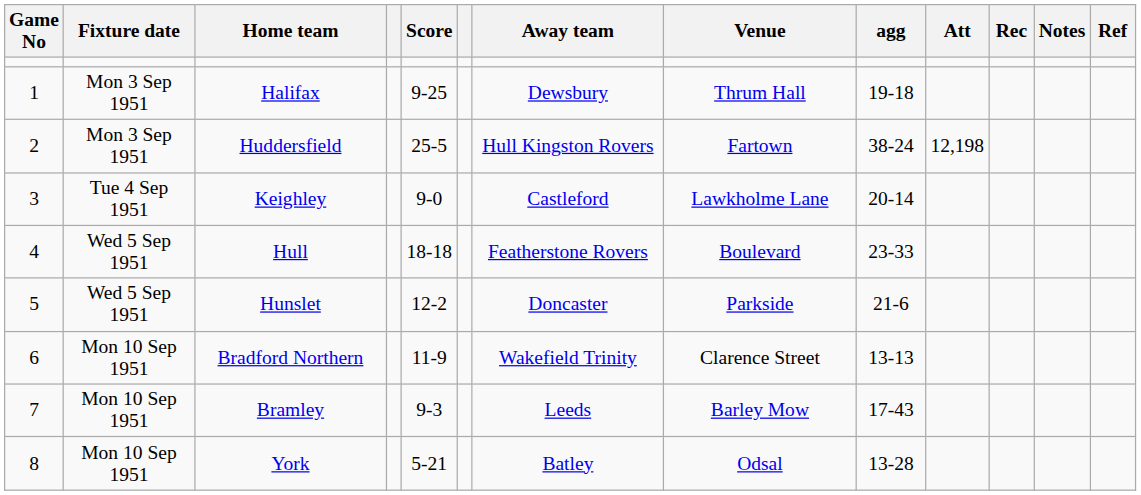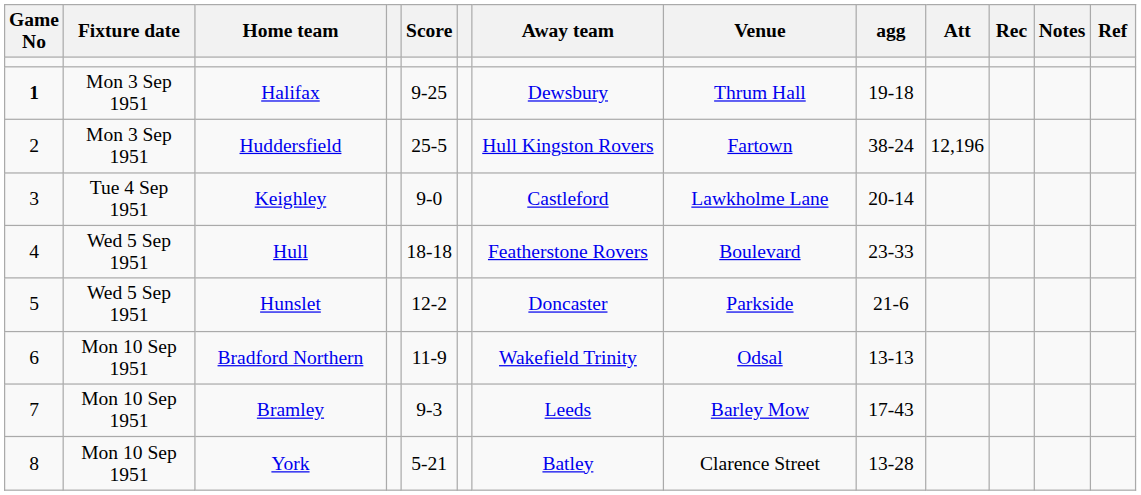(34, 92) normal -> (34, 92) bold
(957, 145) 12,198 -> (957, 145) 12,196
(760, 357) Clarence Street -> (760, 357) Odsal
(760, 463) Odsal -> (760, 463) Clarence Street
